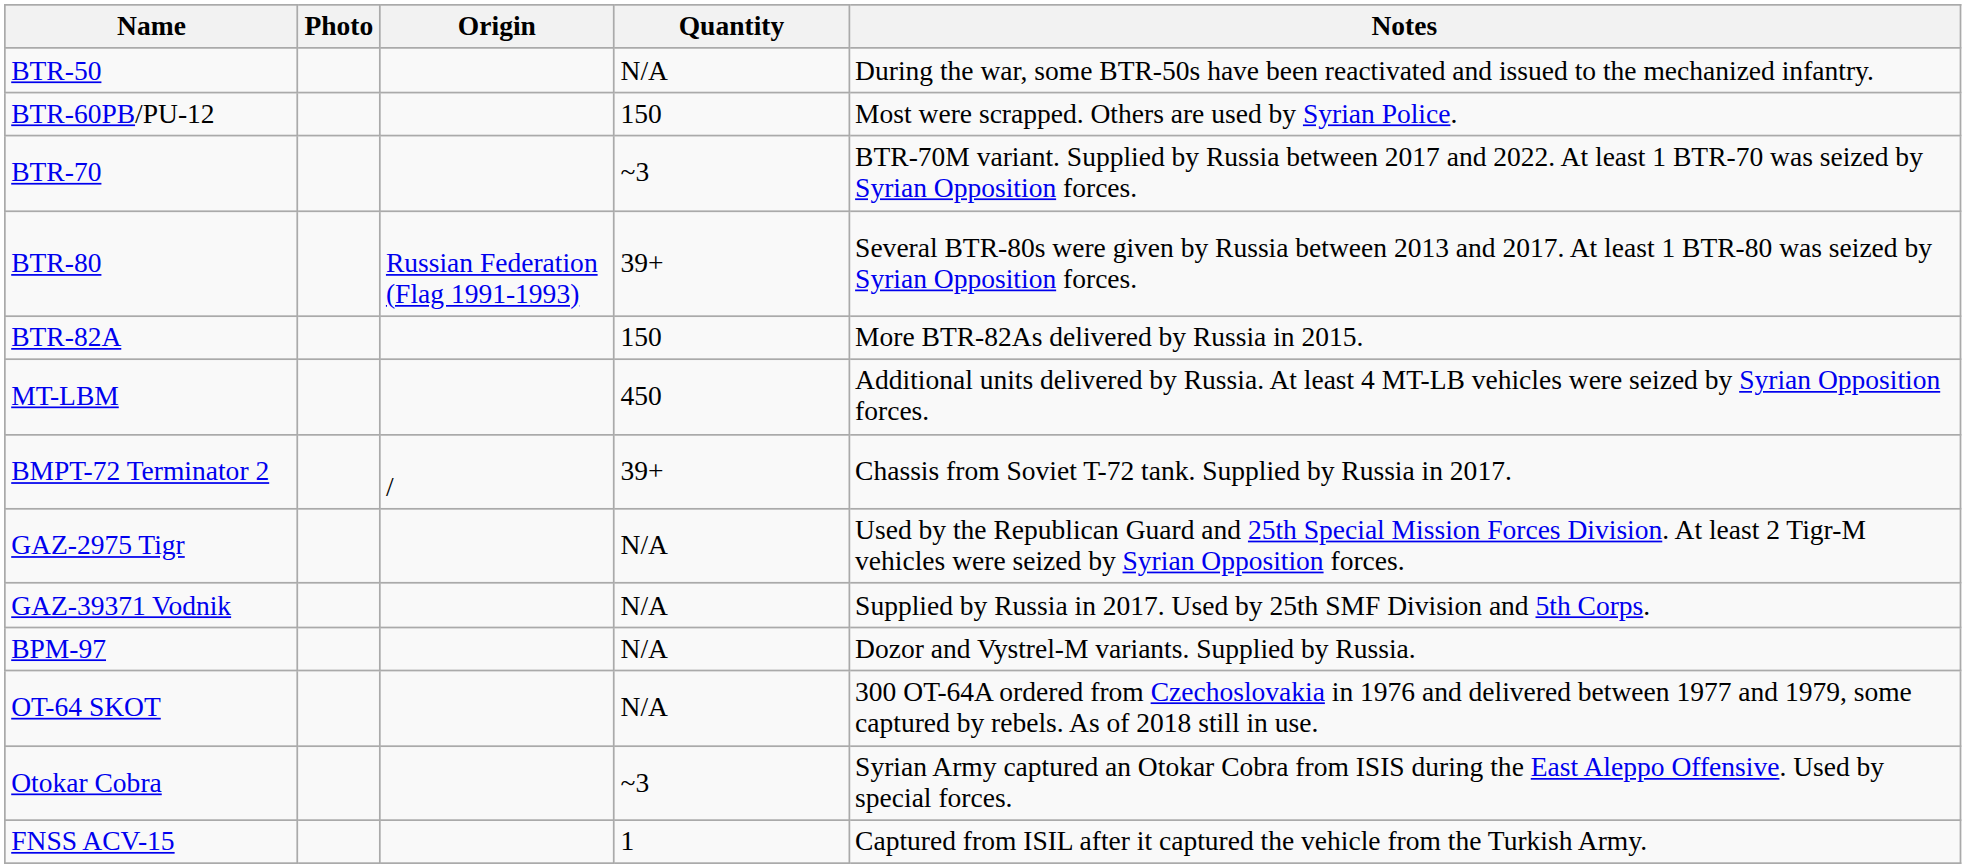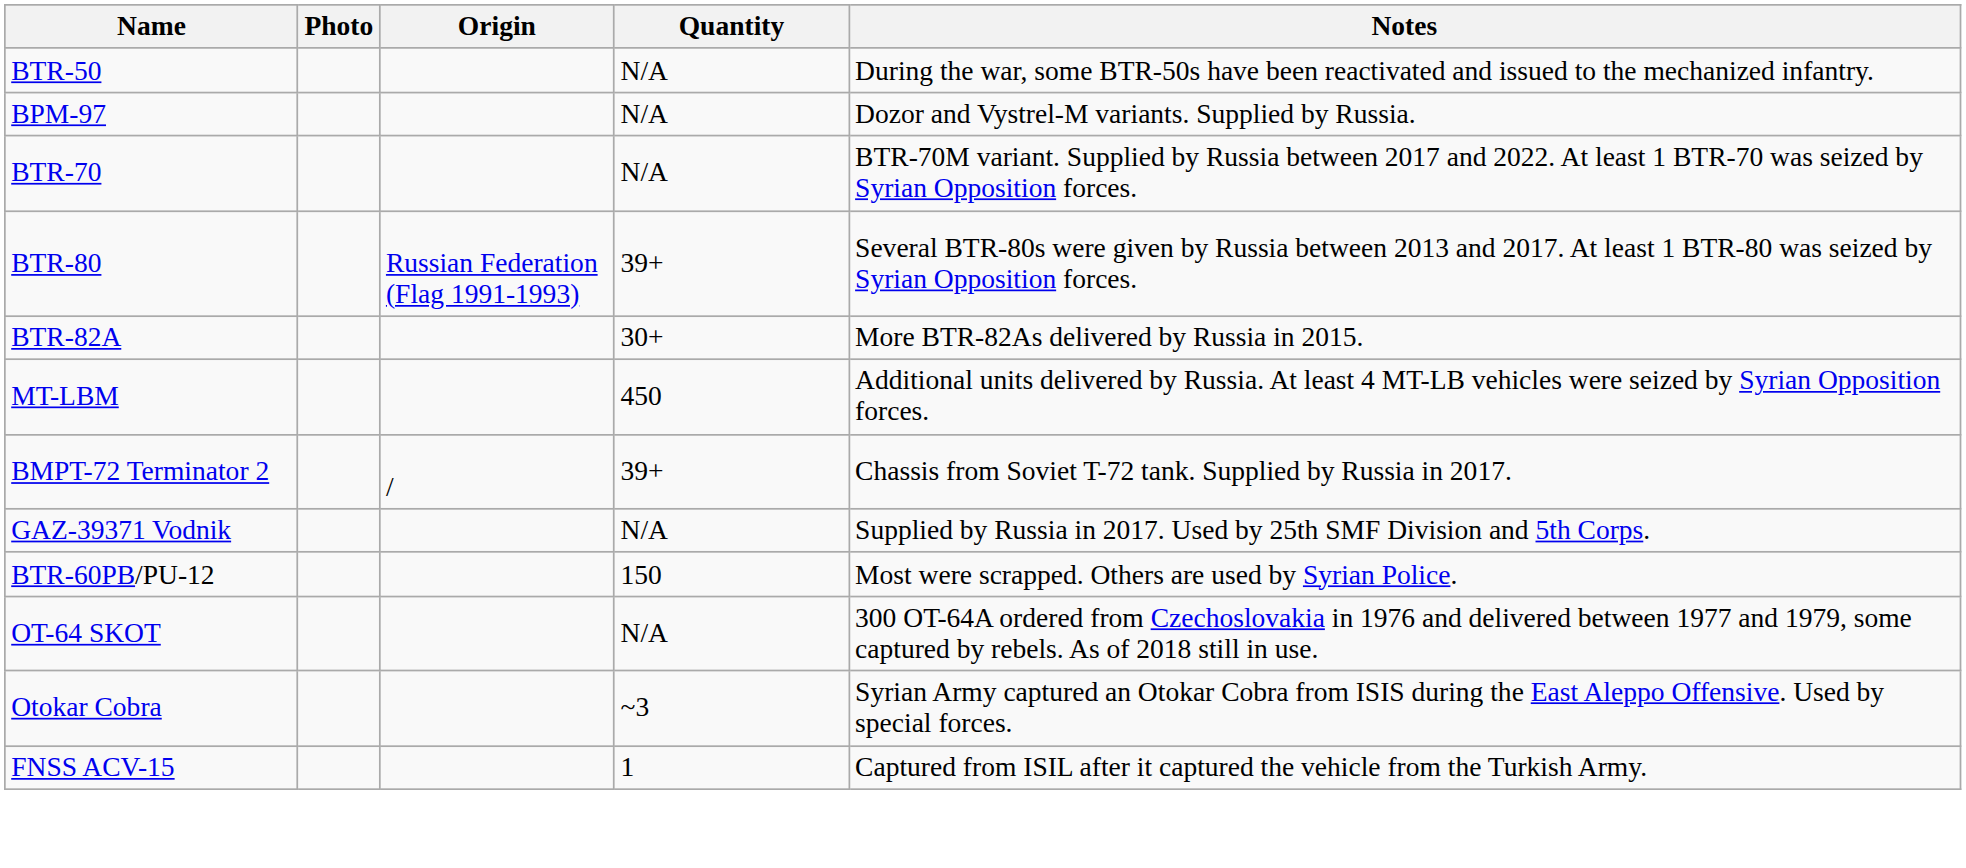rows swapped: (113, 113) <-> (59, 648)
(635, 172) ~3 -> (644, 172) N/A
(641, 337) 150 -> (642, 337) 30+
- row: (98, 545)
